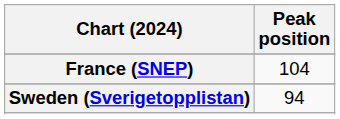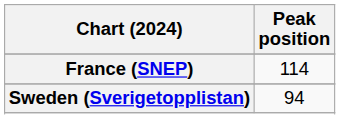(294, 68) 104 -> (294, 68) 114
